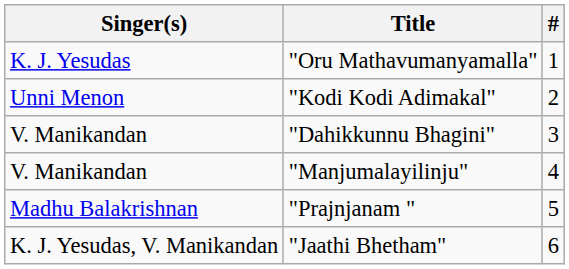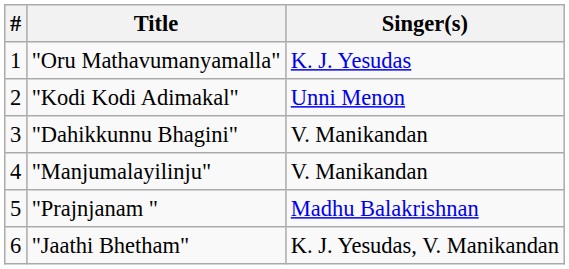columns swapped: (553, 23) <-> (144, 23)
